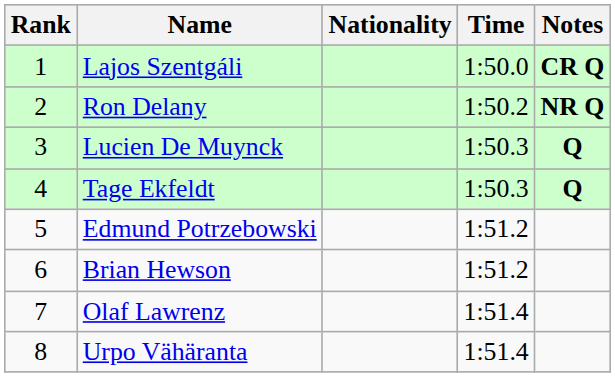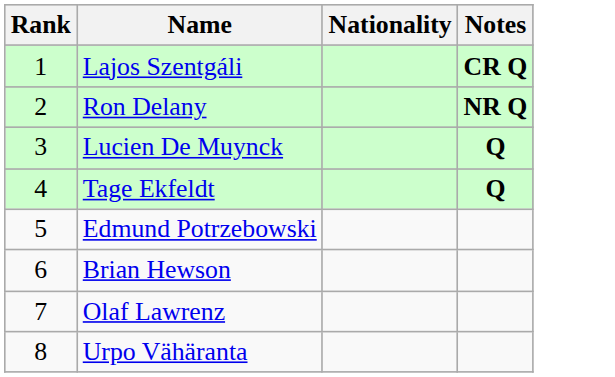- column: (496, 24)
